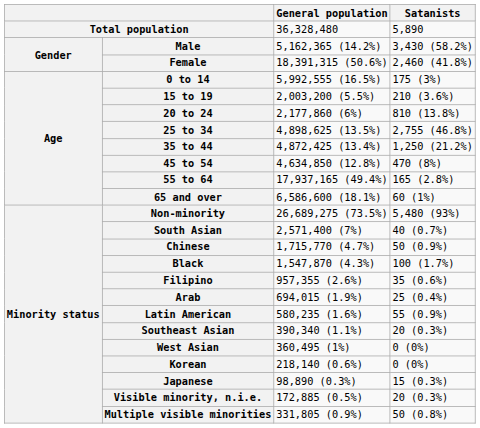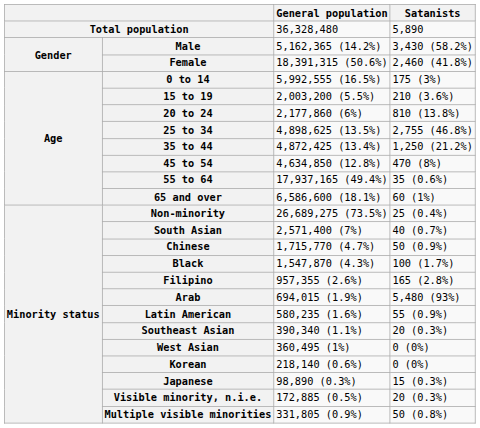(423, 180) 165 (2.8%) -> (420, 180) 35 (0.6%)
(427, 214) 5,480 (93%) -> (420, 214) 25 (0.4%)
(420, 281) 35 (0.6%) -> (423, 281) 165 (2.8%)
(420, 297) 25 (0.4%) -> (427, 297) 5,480 (93%)
